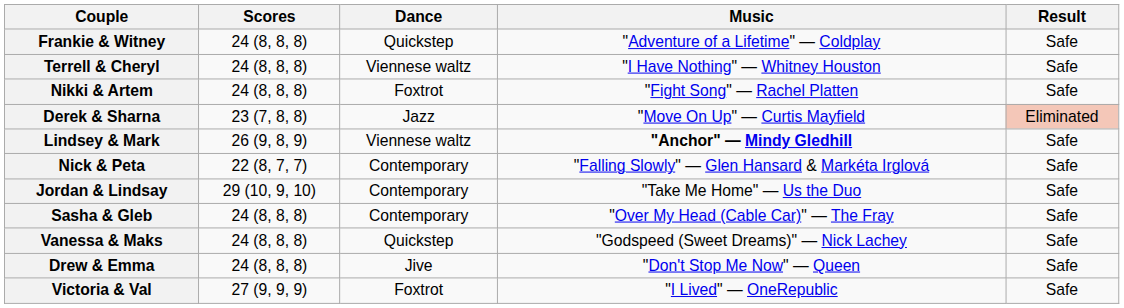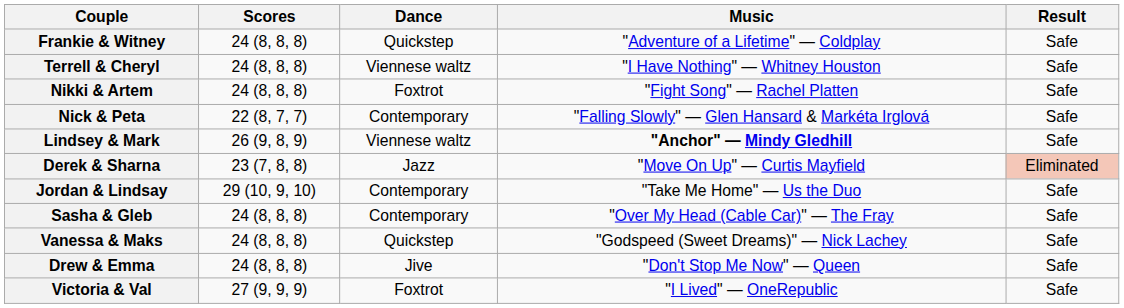rows swapped: (102, 166) <-> (102, 116)
